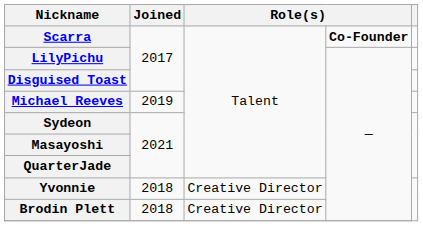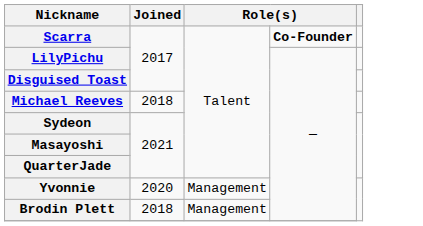(157, 102) 2019 -> (157, 102) 2018
(157, 188) 2018 -> (157, 188) 2020
(255, 188) Creative Director -> (227, 188) Management
(255, 210) Creative Director -> (227, 210) Management
